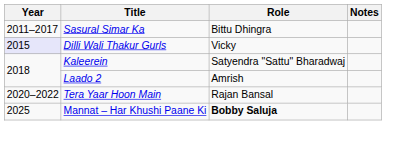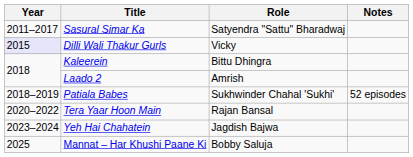(241, 29) Bittu Dhingra -> (278, 29) Satyendra "Sattu" Bharadwaj
(278, 62) Satyendra "Sattu" Bharadwaj -> (241, 62) Bittu Dhingra
+ row: (96, 95)
+ row: (107, 128)
(244, 111) bold -> (242, 144) normal
